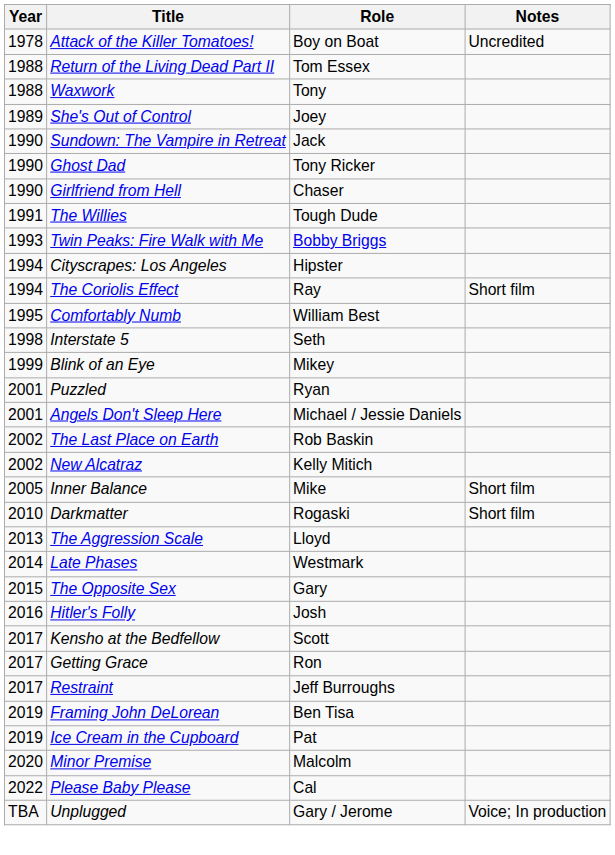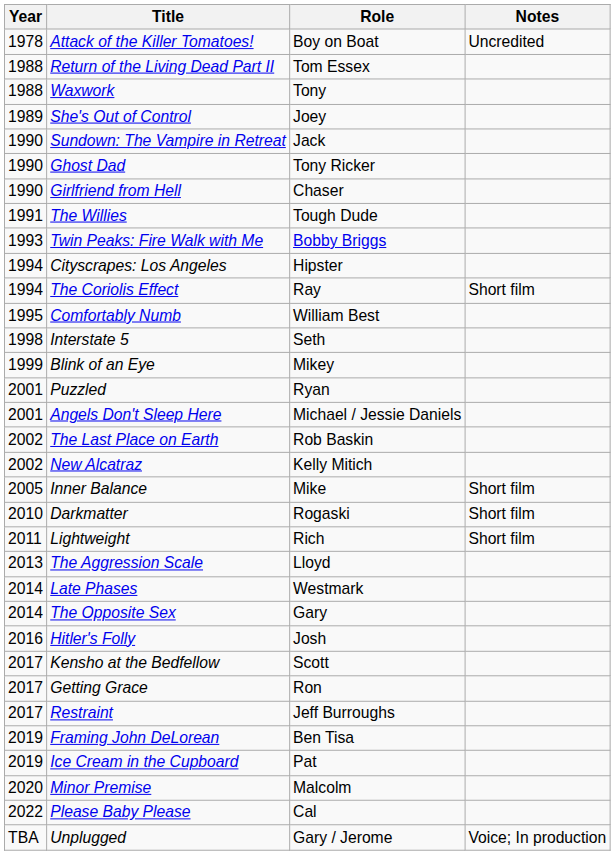+ row: (90, 539)
(26, 588) 2015 -> (26, 613) 2014
